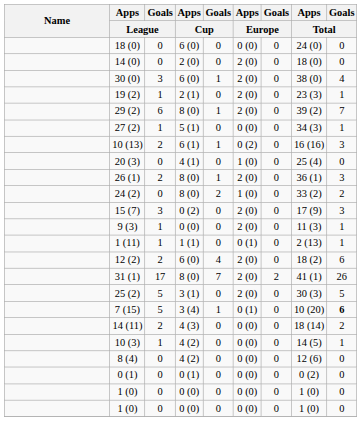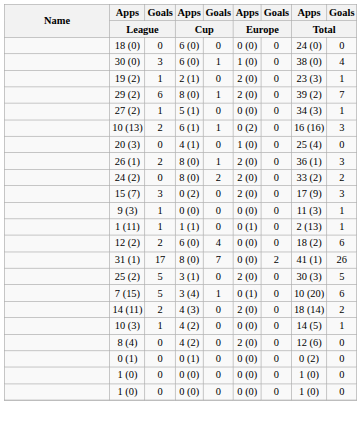- row: (127, 62)
(247, 78) 2 (0) -> (247, 62) 1 (0)
(247, 194) 1 (0) -> (247, 177) 2 (0)
(247, 227) 2 (0) -> (247, 210) 0 (0)
(247, 260) 2 (0) -> (247, 243) 0 (0)
(247, 276) 2 (0) -> (247, 260) 0 (0)
(342, 309) bold -> (342, 293) normal
(247, 326) 0 (0) -> (247, 309) 2 (0)
(247, 359) 0 (0) -> (247, 342) 2 (0)
